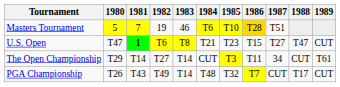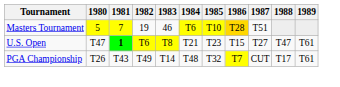(324, 43) CUT -> (307, 43) T61
- row: (54, 59)
(324, 74) CUT -> (307, 59) T61
